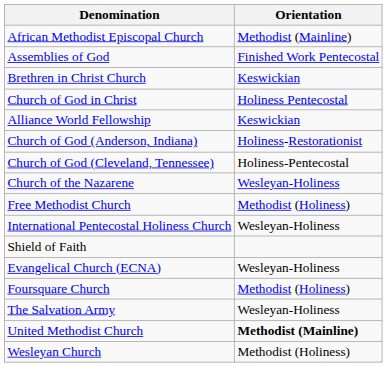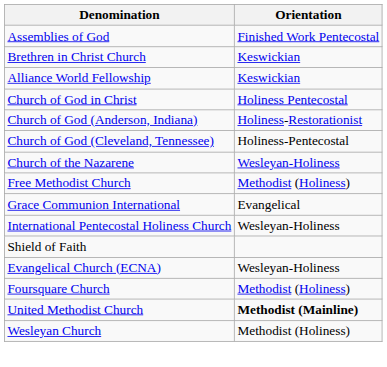- row: (105, 36)
rows swapped: (79, 120) <-> (72, 99)
+ row: (94, 204)
- row: (61, 309)
